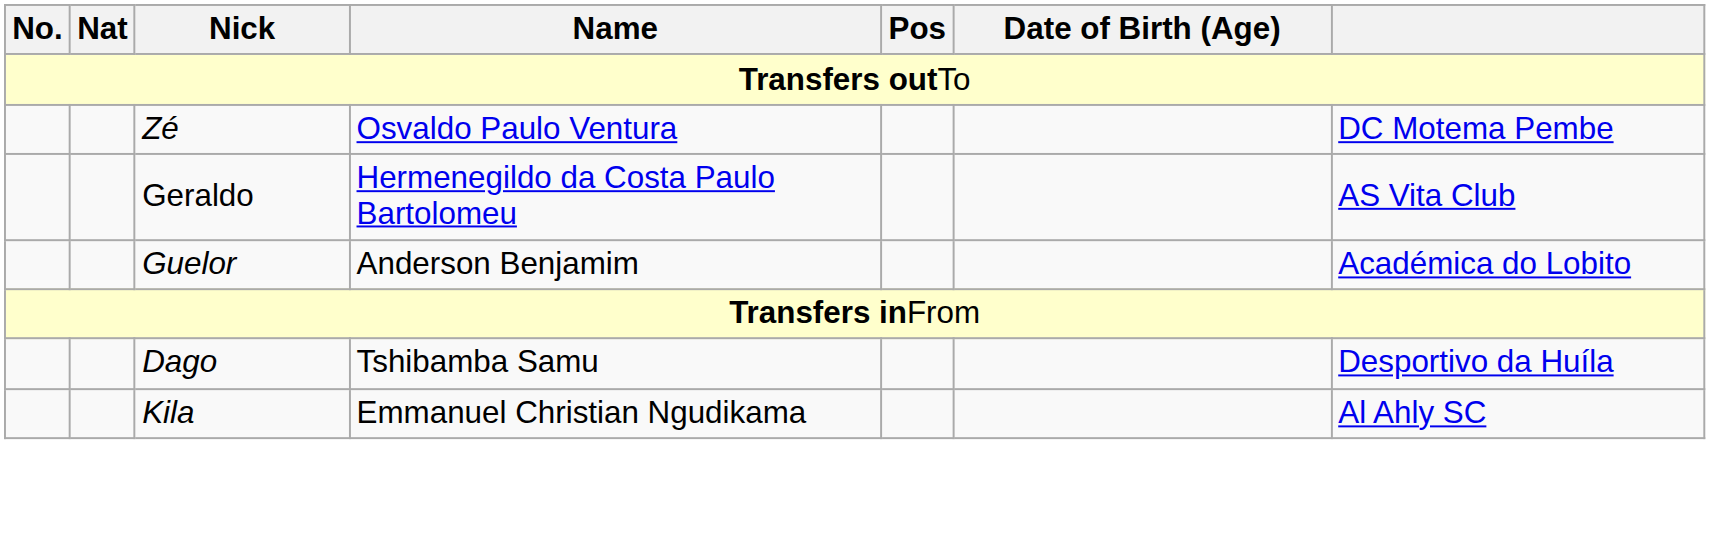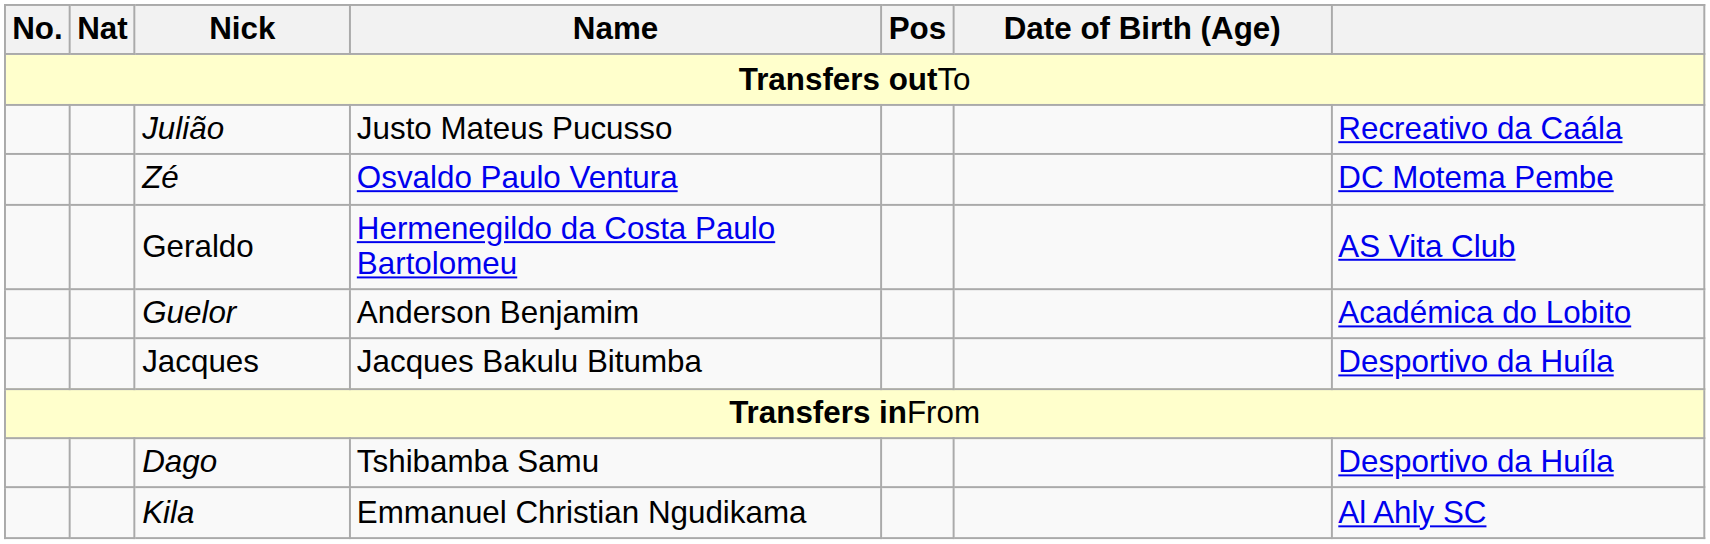+ row: (183, 128)
+ row: (201, 363)
